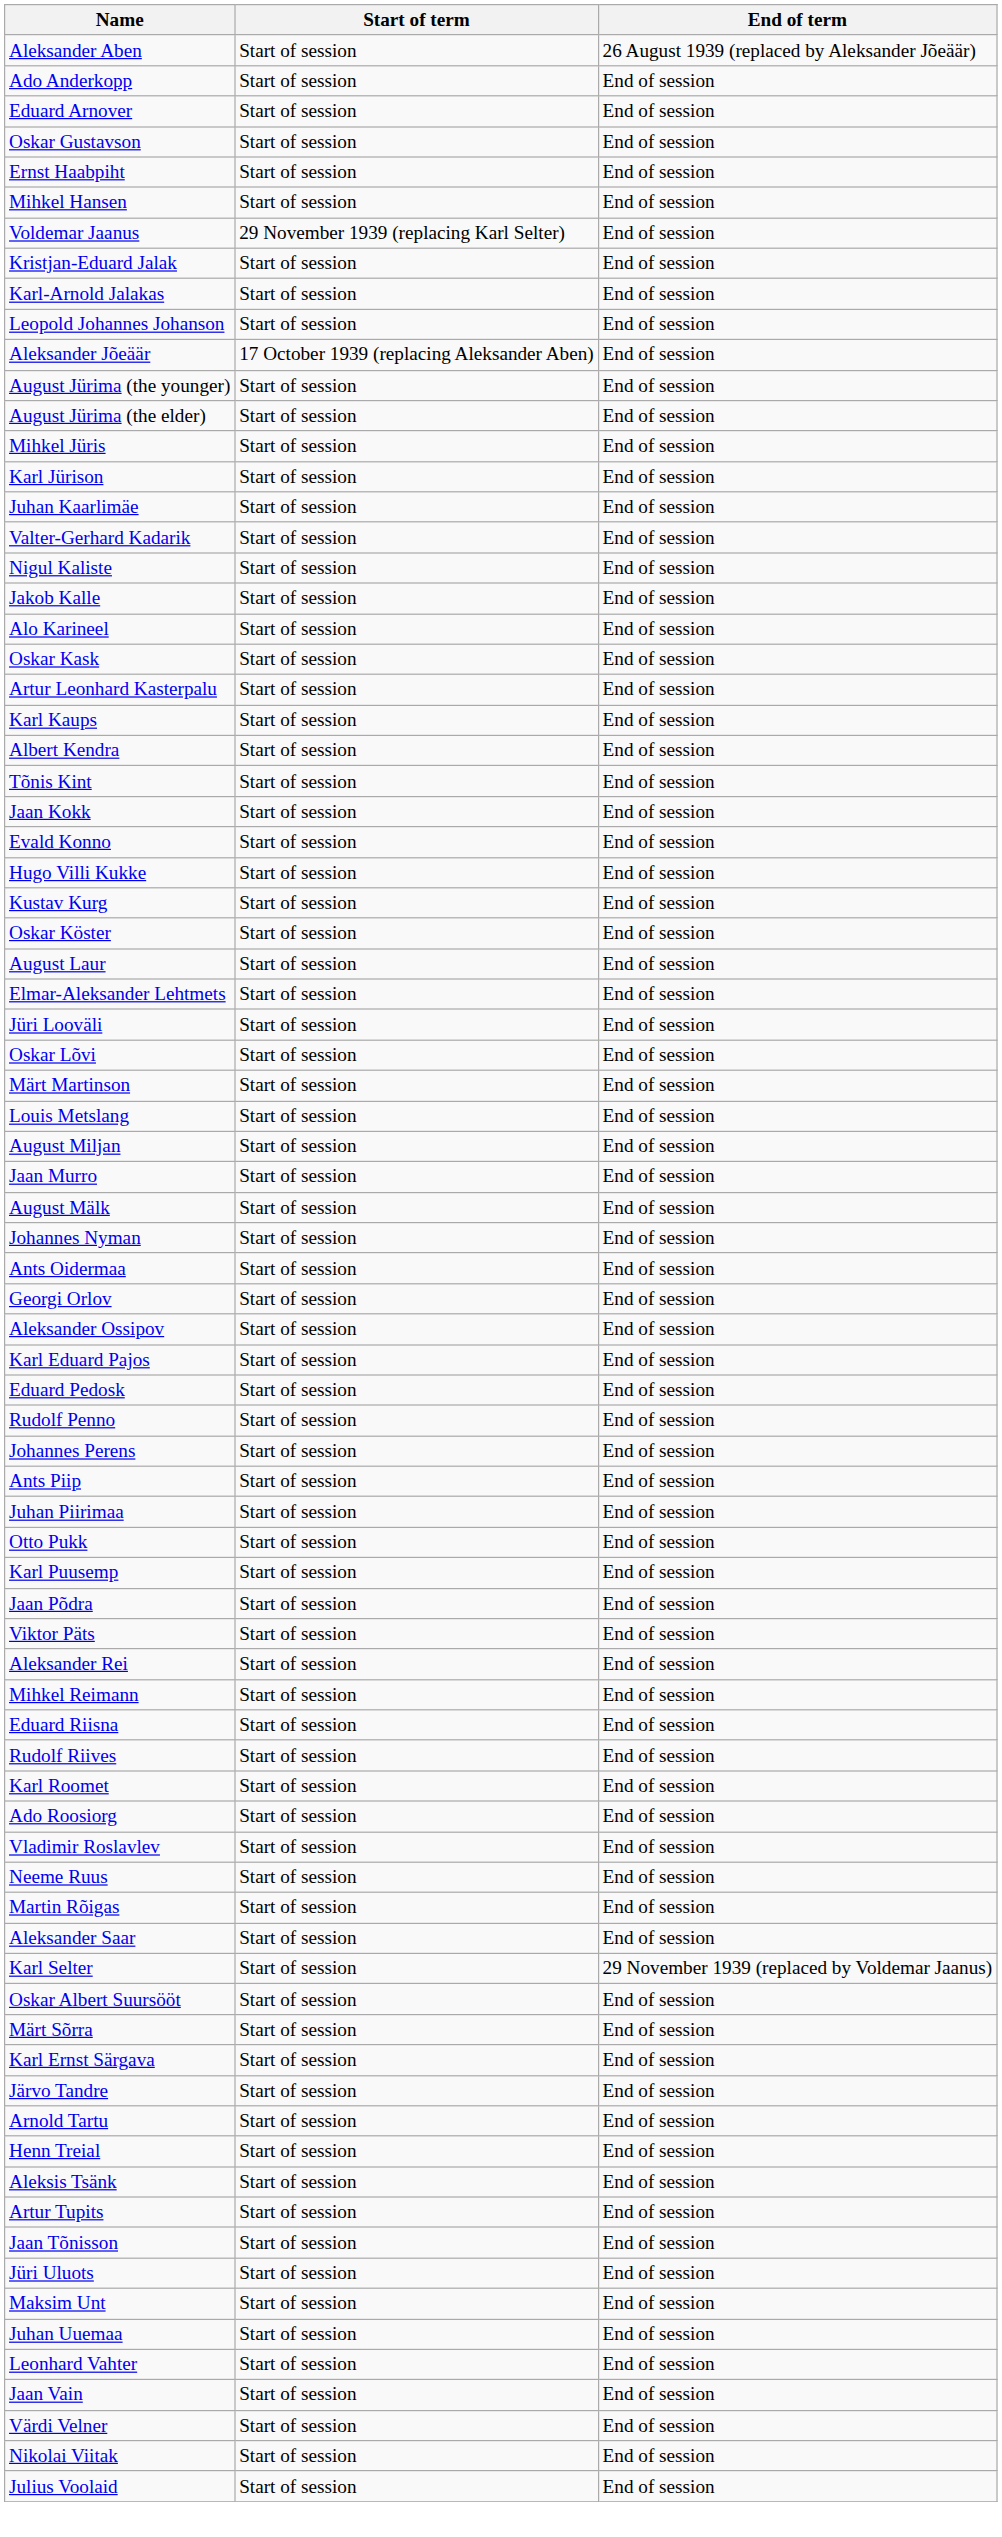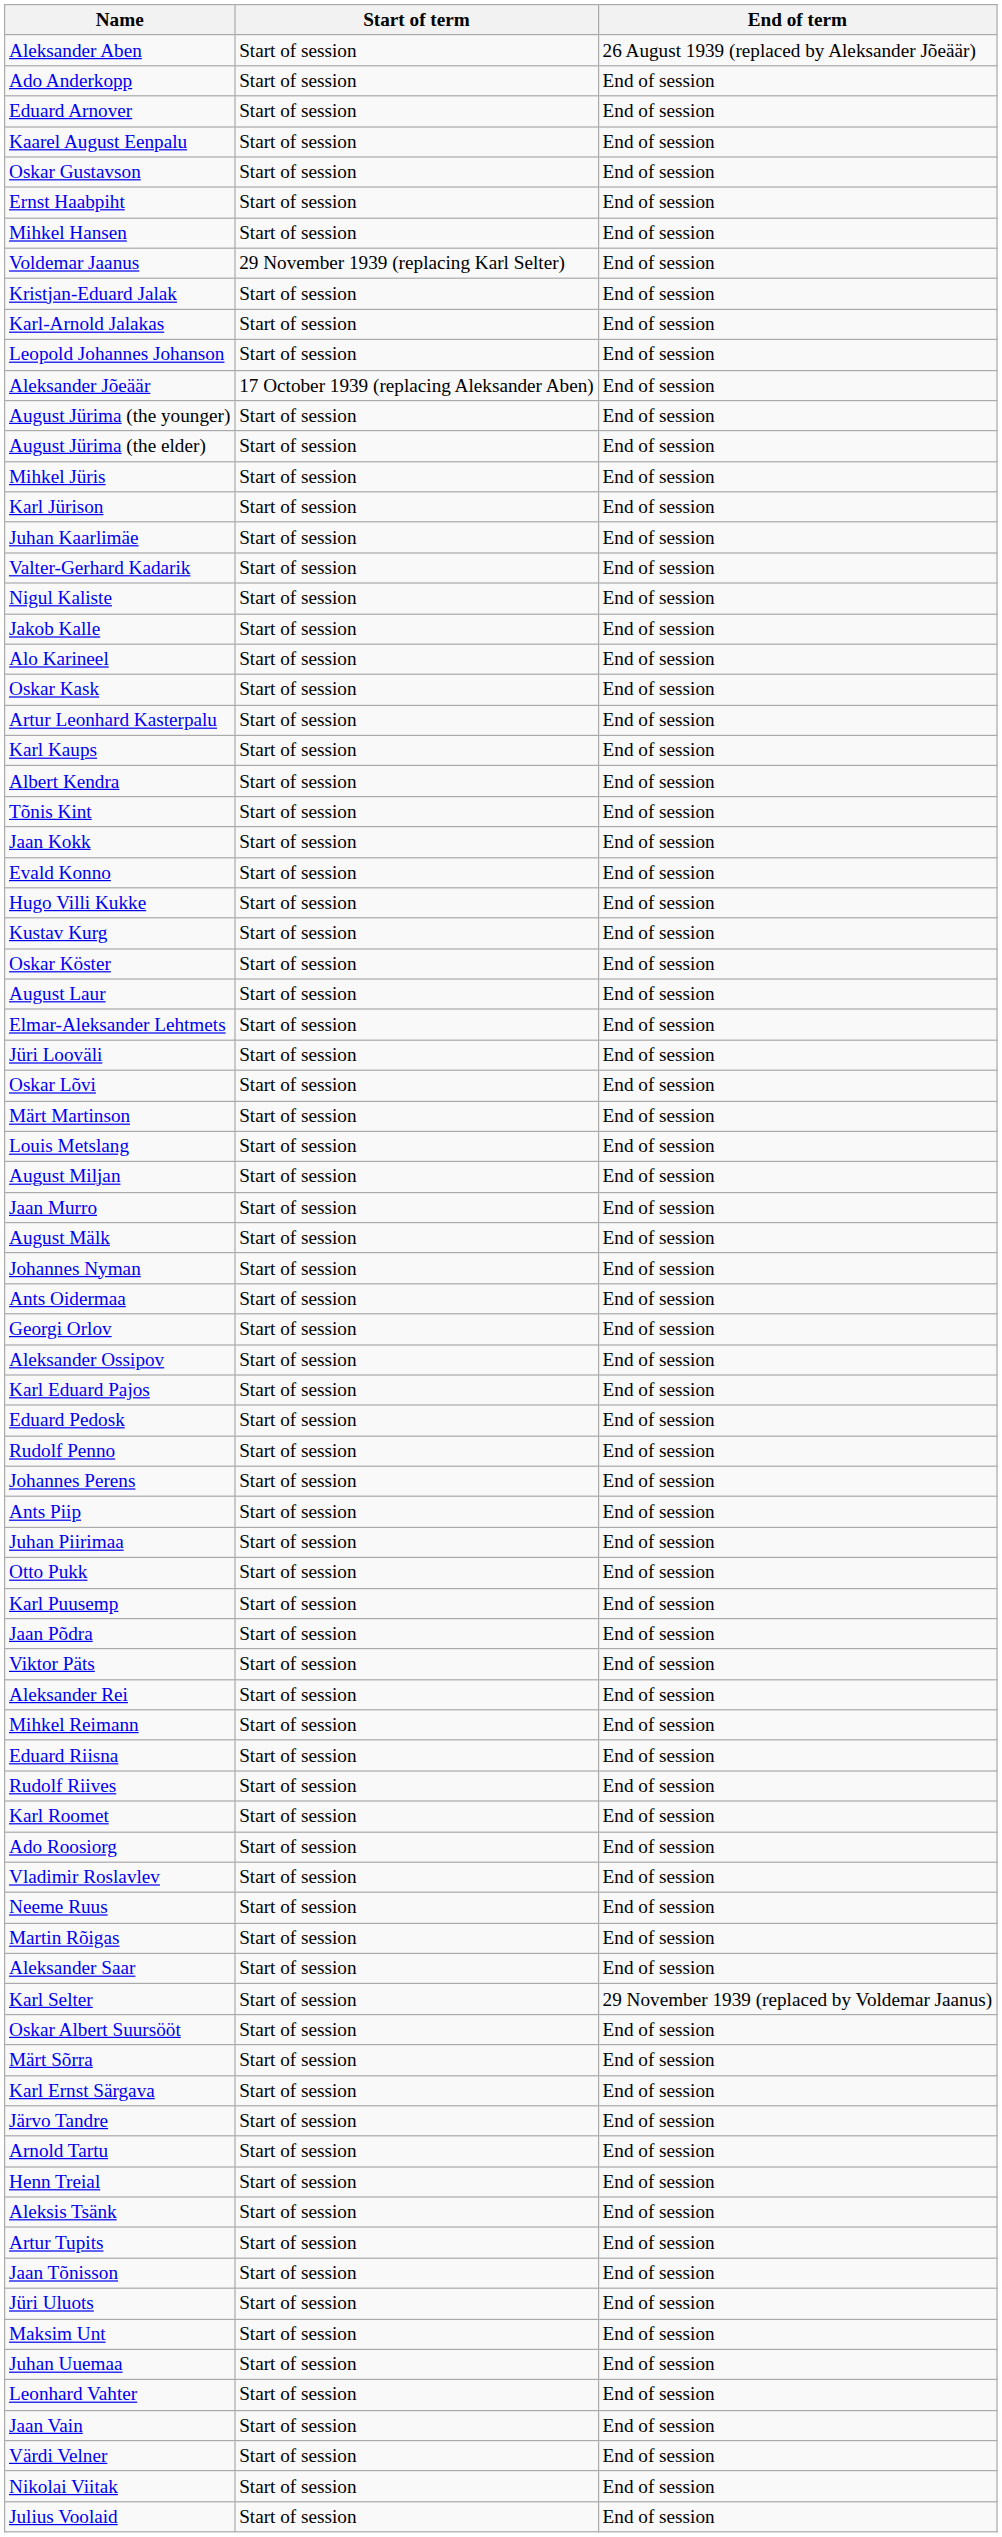+ row: (98, 141)
